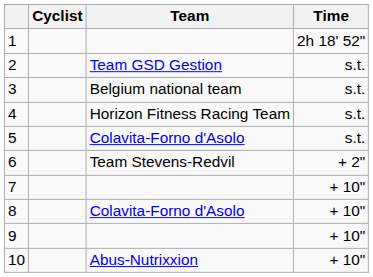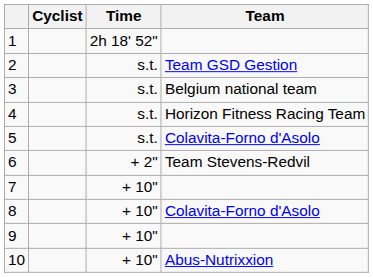columns swapped: (190, 16) <-> (331, 16)
